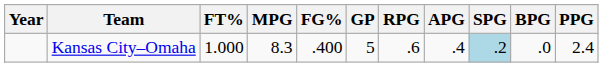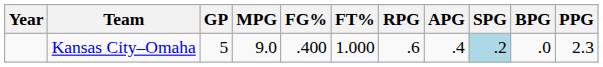columns swapped: (363, 19) <-> (224, 19)
(282, 47) 8.3 -> (266, 47) 9.0
(583, 47) 2.4 -> (583, 47) 2.3
